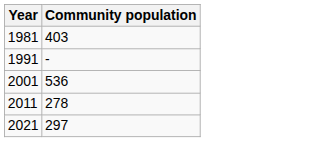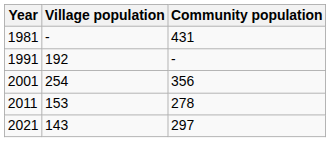+ column: (105, 15)
(57, 37) 403 -> (183, 37) 431
(57, 81) 536 -> (183, 81) 356
